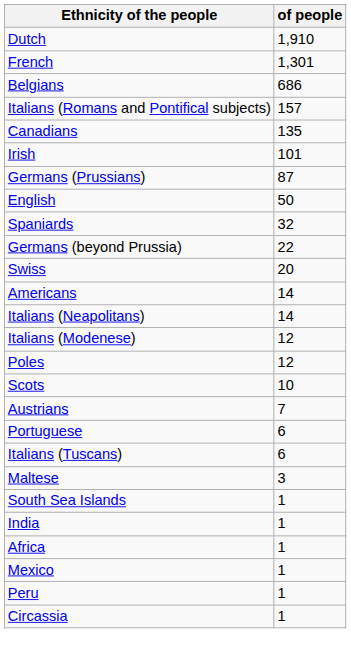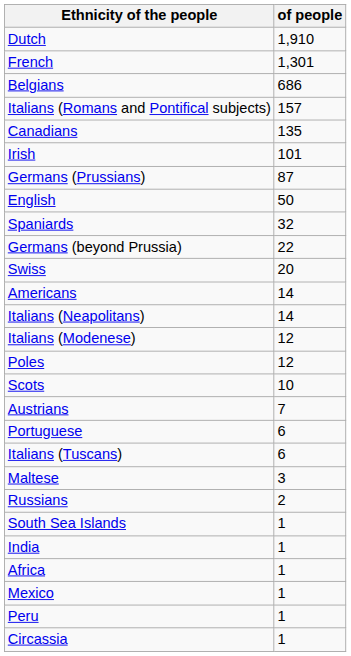+ row: (38, 500)
